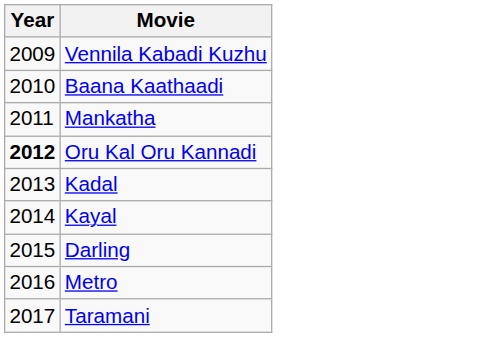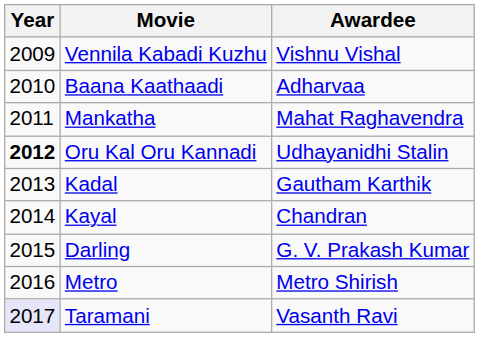+ column: (373, 20)
(32, 315) no background -> (32, 315) lavender background
